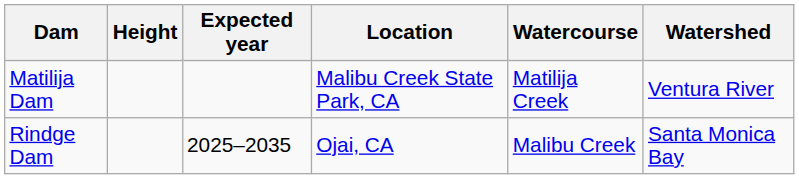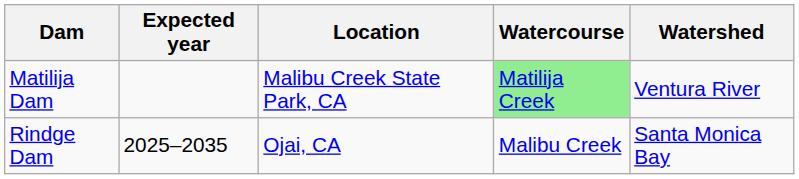- column: (145, 32)
(545, 89) no background -> (531, 89) lightgreen background
